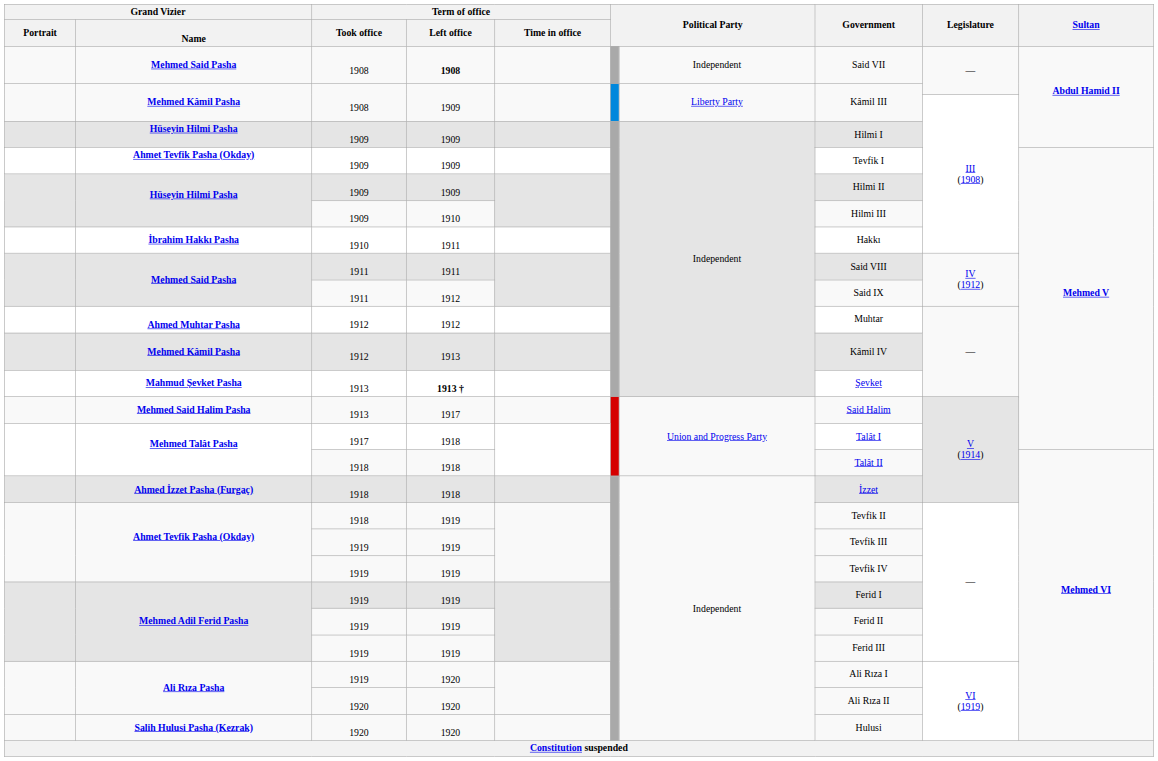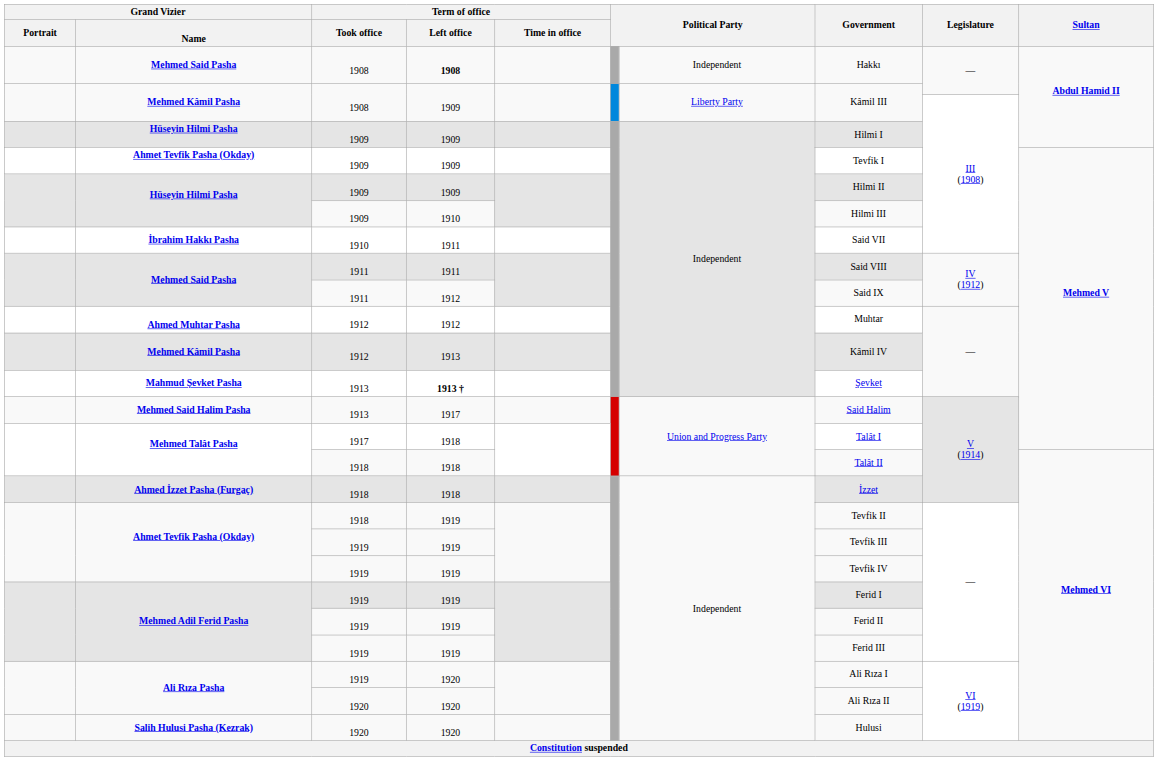(869, 65) Said VII -> (869, 65) Hakkı
(869, 240) Hakkı -> (869, 240) Said VII
